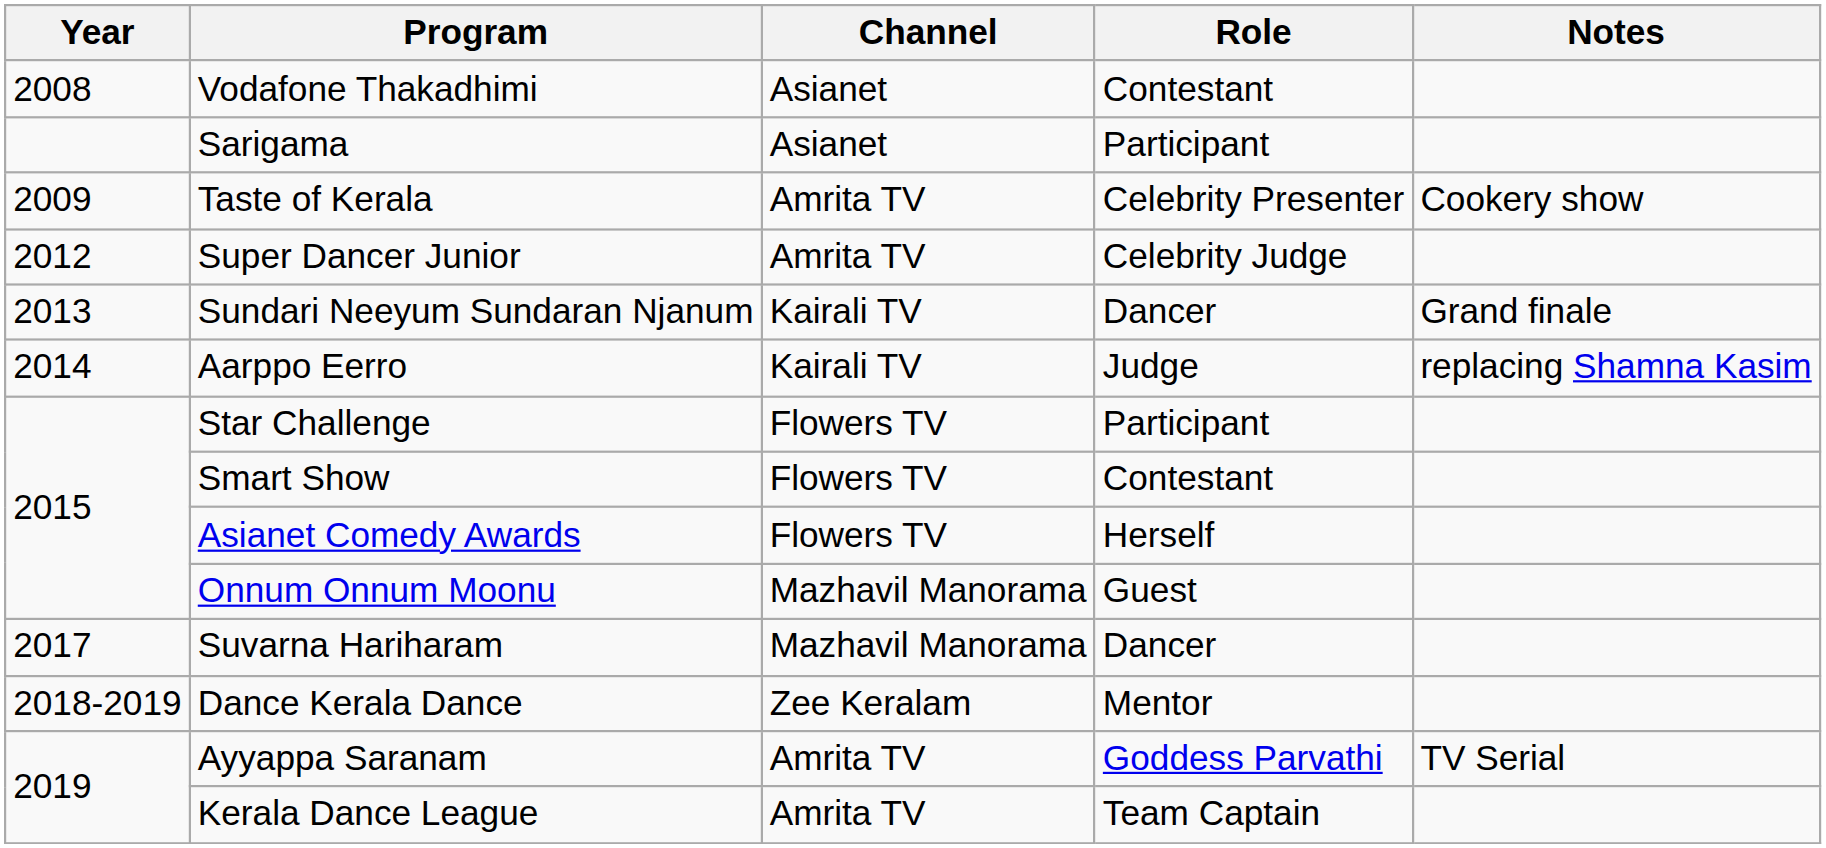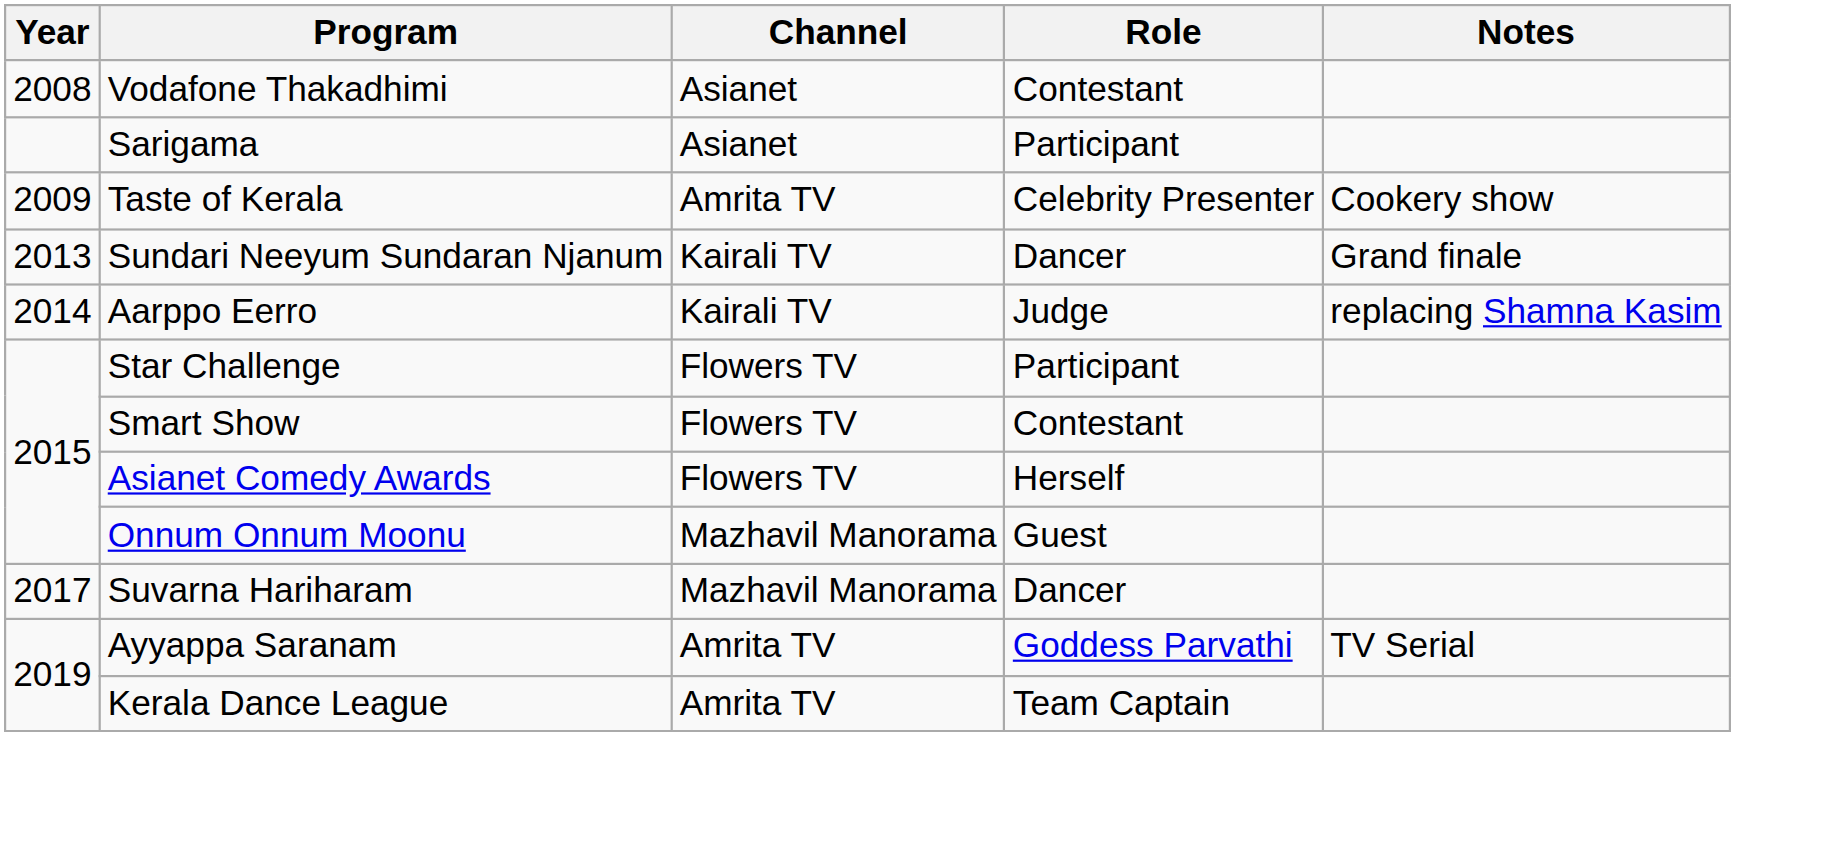- row: (359, 255)
- row: (360, 702)
